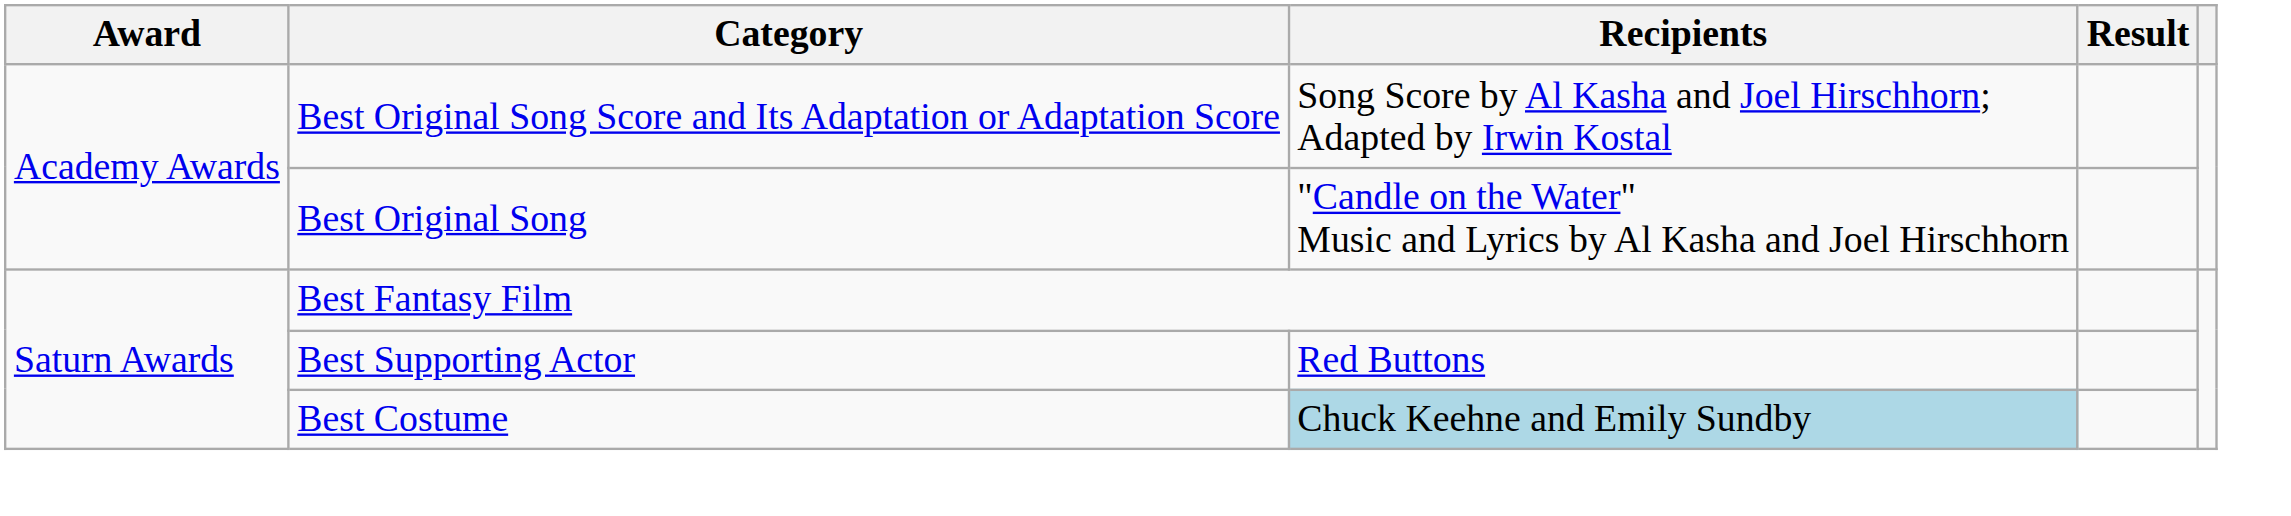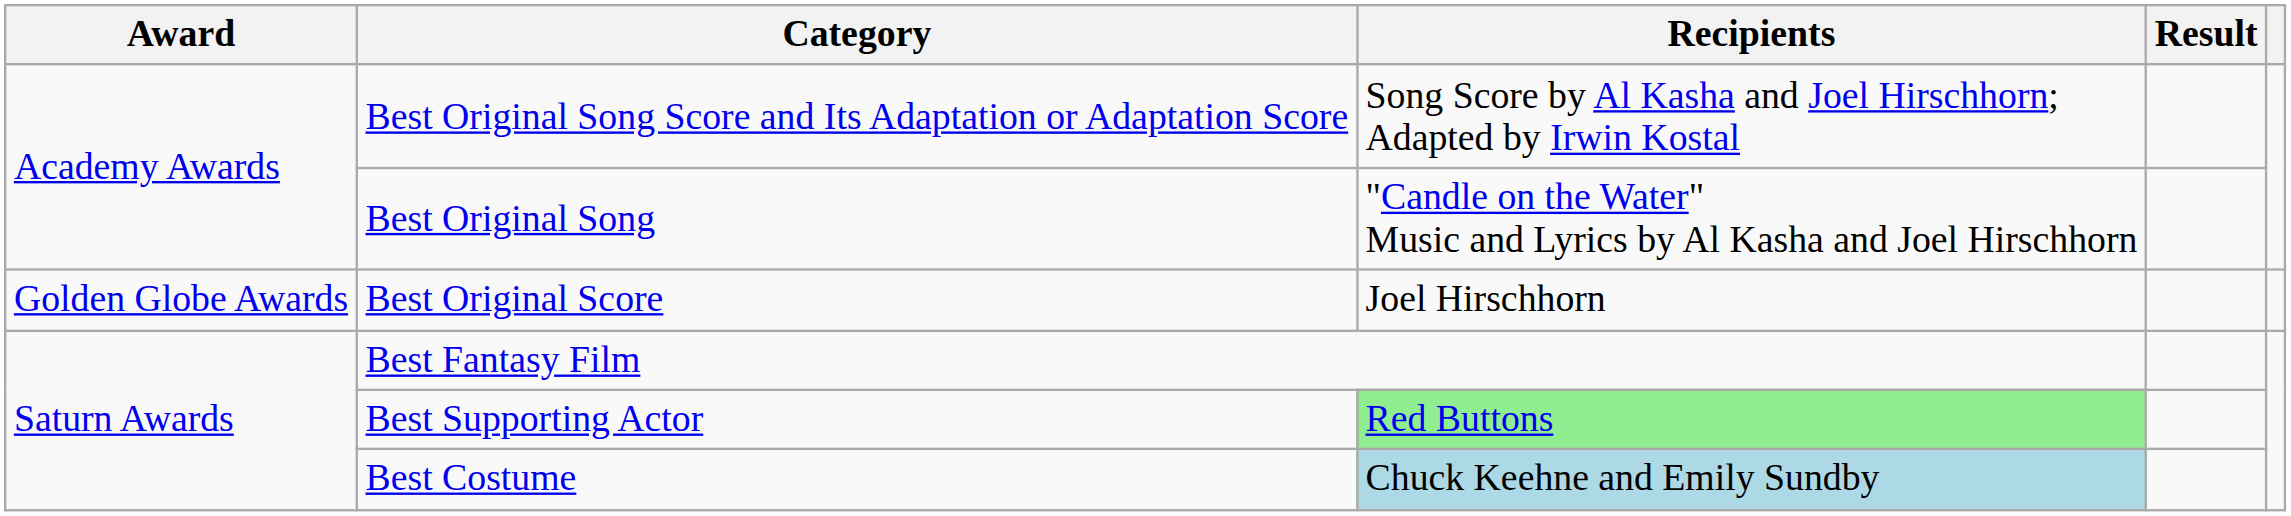+ row: (514, 299)
(1391, 358) no background -> (1459, 418) lightgreen background
